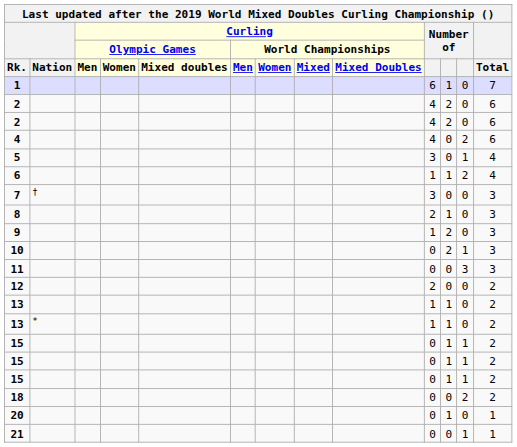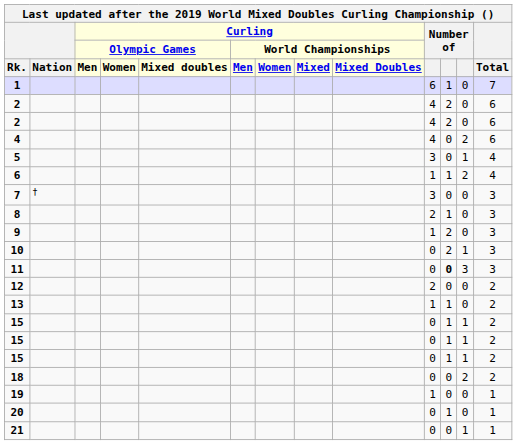(449, 268) normal -> (449, 268) bold
- row: (17, 324)
+ row: (17, 394)
